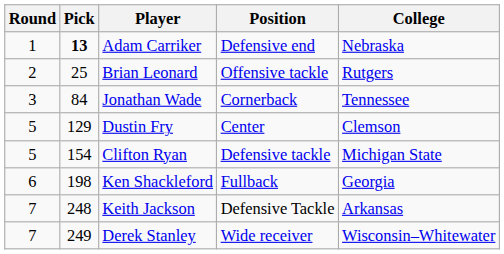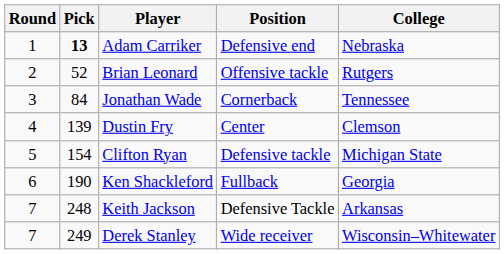(79, 72) 25 -> (79, 72) 52
(32, 126) 5 -> (32, 126) 4
(79, 126) 129 -> (79, 126) 139
(79, 180) 198 -> (79, 180) 190
